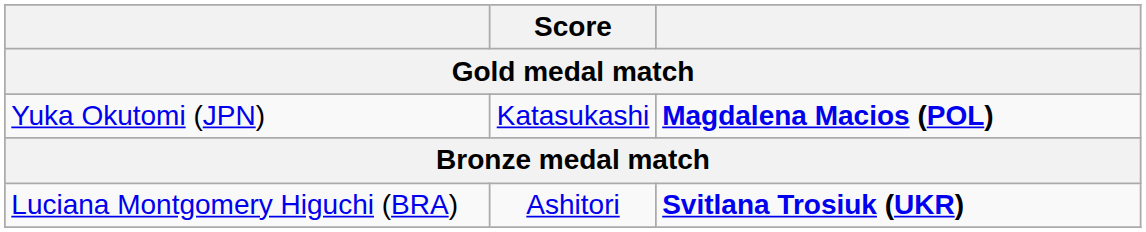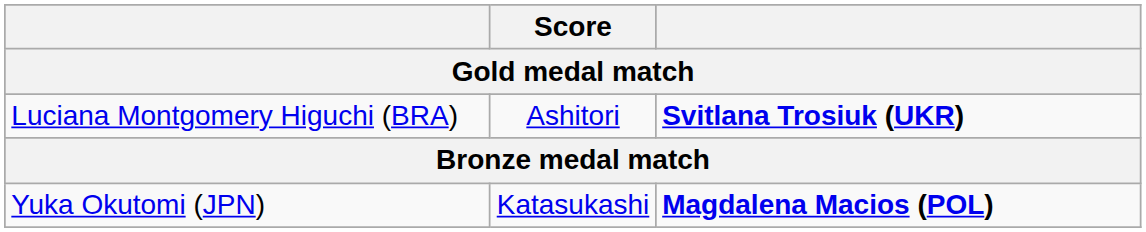rows swapped: (235, 204) <-> (138, 115)
